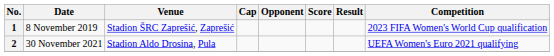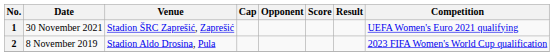(62, 28) 8 November 2019 -> (64, 28) 30 November 2021
(457, 28) 2023 FIFA Women's World Cup qualification -> (443, 28) UEFA Women's Euro 2021 qualifying
(64, 43) 30 November 2021 -> (62, 43) 8 November 2019
(443, 43) UEFA Women's Euro 2021 qualifying -> (457, 43) 2023 FIFA Women's World Cup qualification
